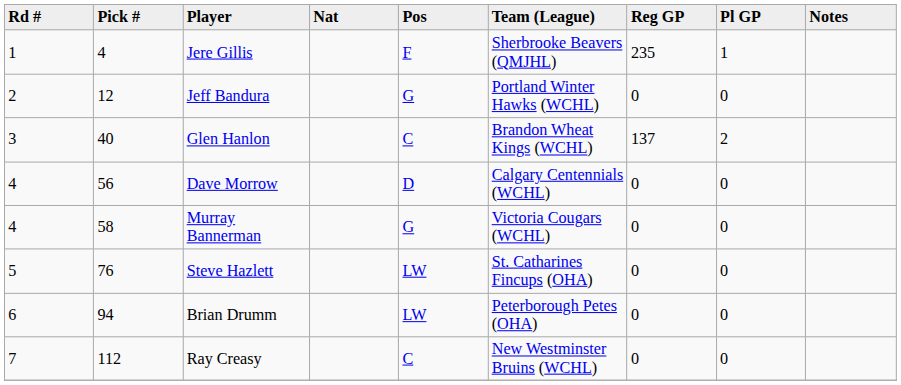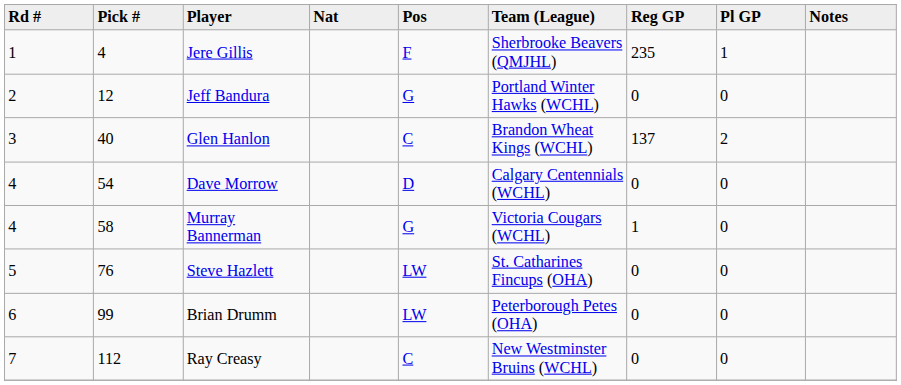(106, 183) 56 -> (106, 183) 54
(635, 227) 0 -> (635, 227) 1
(106, 314) 94 -> (106, 314) 99
